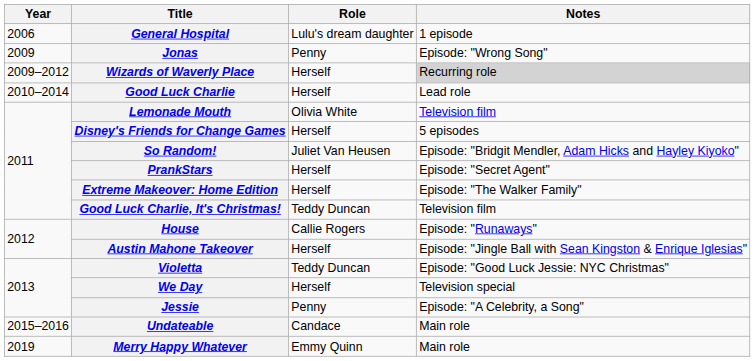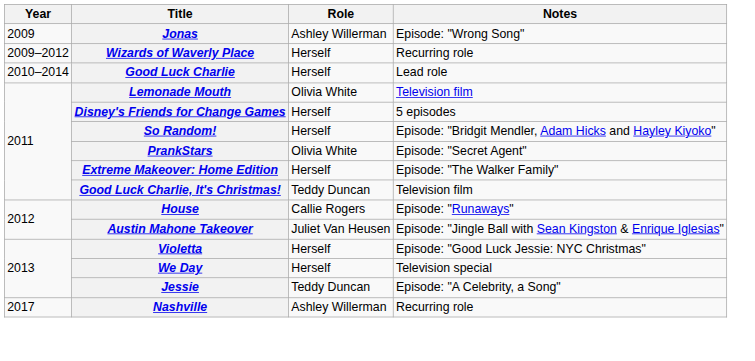- row: (180, 33)
(309, 53) Penny -> (339, 33) Ashley Willerman
(458, 72) lightgrey background -> (435, 53) no background
(341, 151) Juliet Van Heusen -> (311, 131) Herself
(311, 170) Herself -> (324, 151) Olivia White
(311, 248) Herself -> (341, 229) Juliet Van Heusen
(331, 268) Teddy Duncan -> (311, 248) Herself
(309, 307) Penny -> (331, 287) Teddy Duncan
- row: (180, 326)
+ row: (180, 307)
- row: (180, 346)
